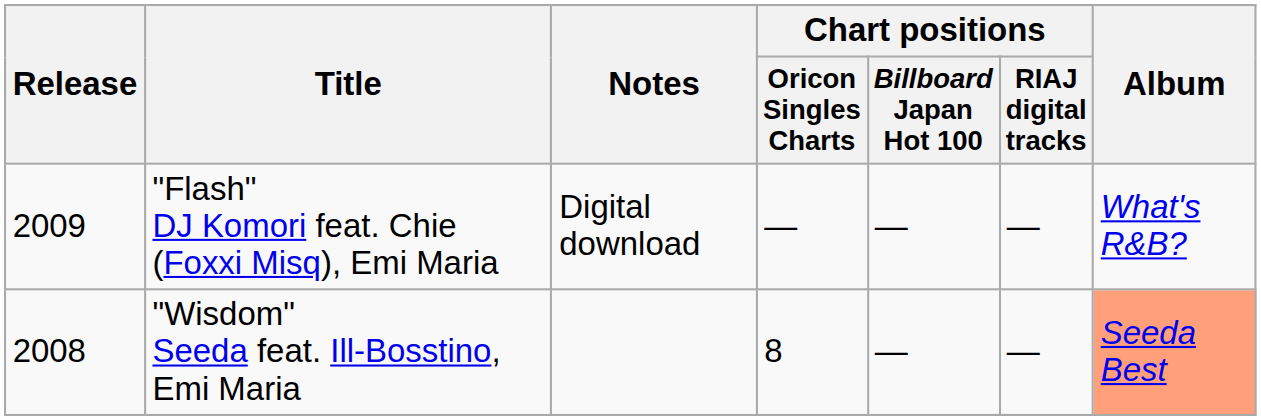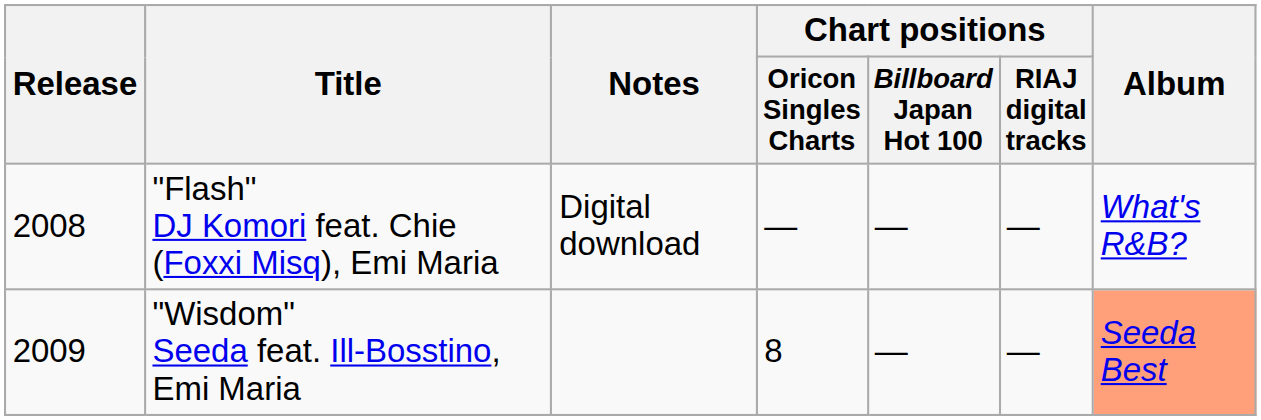(49, 225) 2009 -> (49, 225) 2008
(49, 352) 2008 -> (49, 352) 2009
